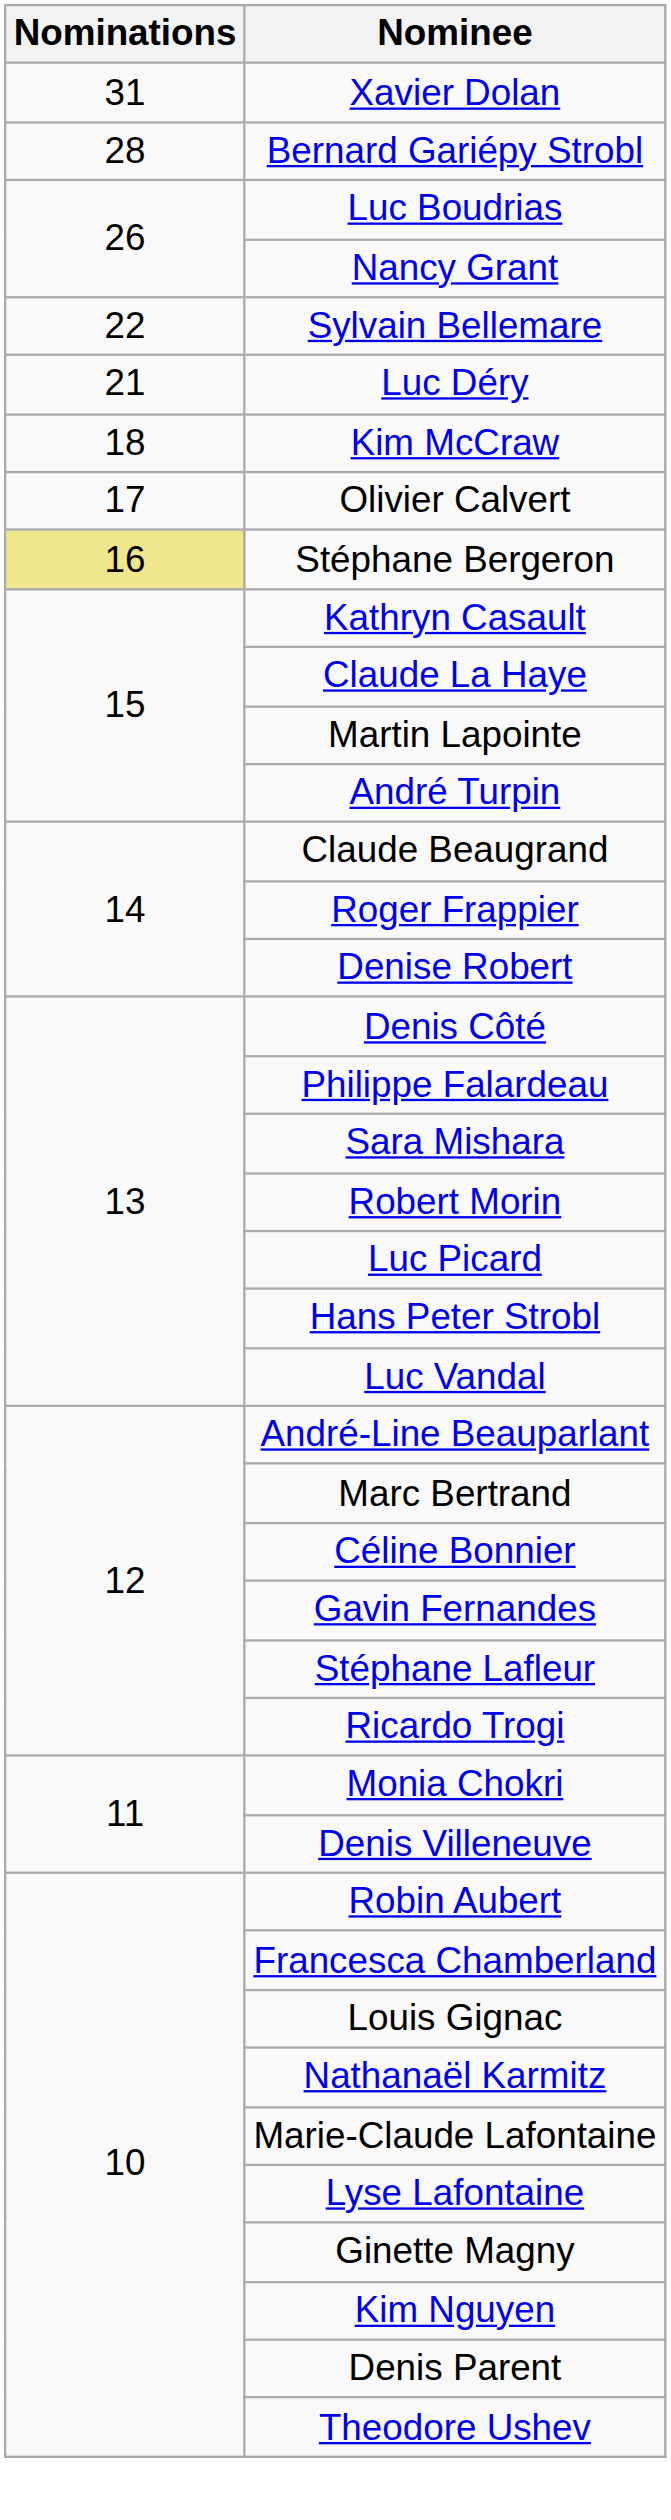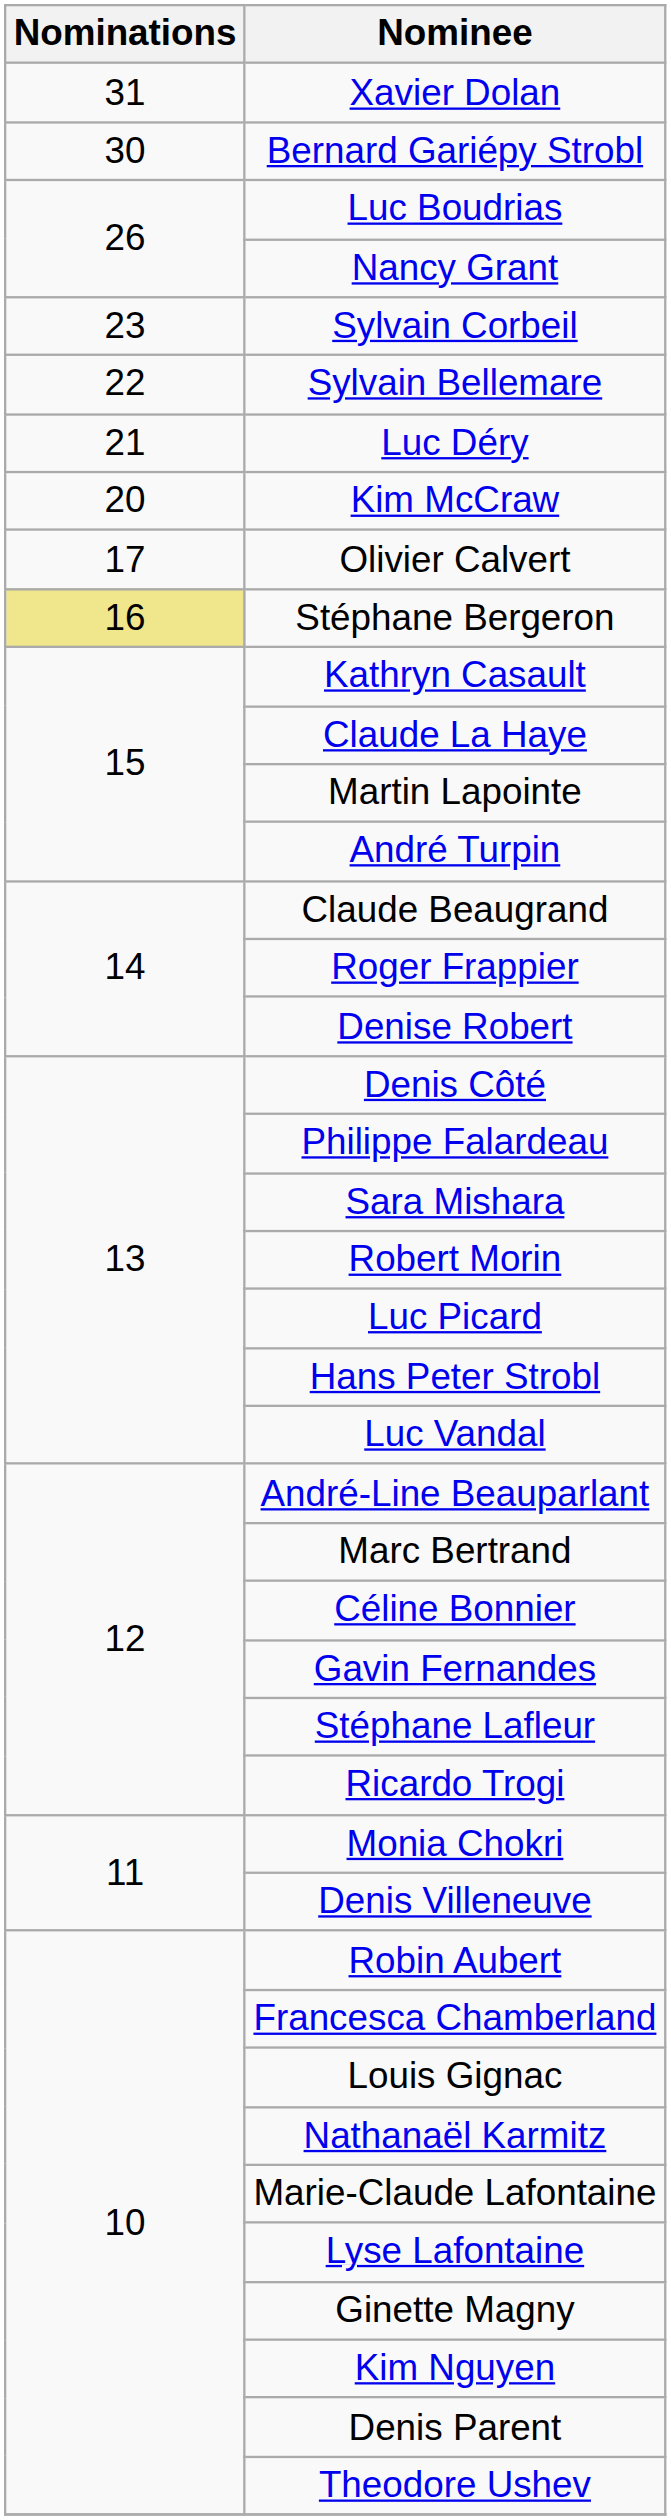(125, 150) 28 -> (125, 150) 30
+ row: (455, 325)
(125, 442) 18 -> (125, 500) 20
